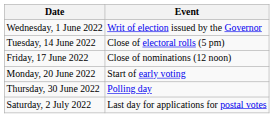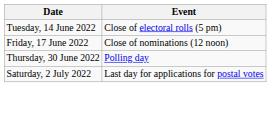- row: (55, 27)
- row: (51, 74)
